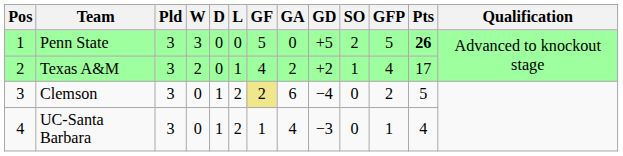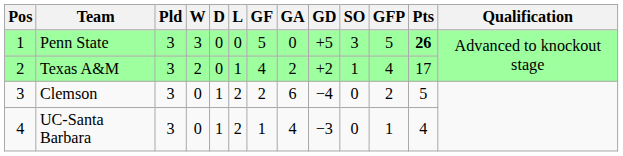(355, 42) 2 -> (355, 42) 3
(262, 94) khaki background -> (262, 94) no background
